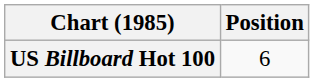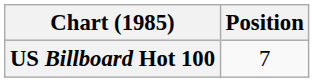(265, 58) 6 -> (265, 58) 7
